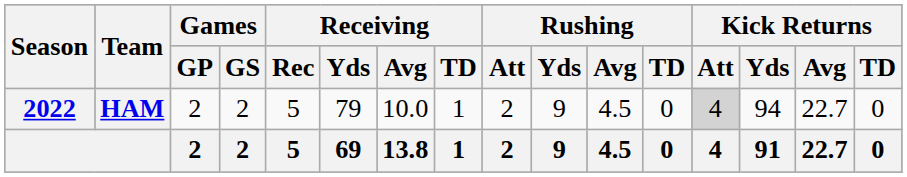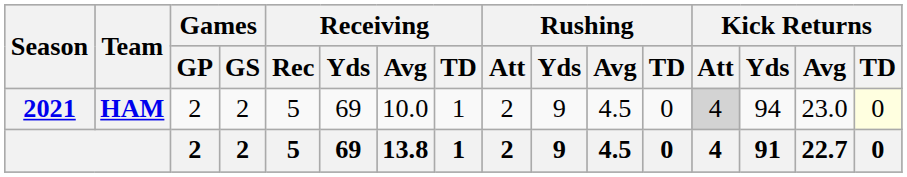(50, 108) 2022 -> (50, 108) 2021
(348, 108) 79 -> (348, 108) 69
(825, 108) 22.7 -> (825, 108) 23.0
(878, 108) no background -> (878, 108) lightyellow background
